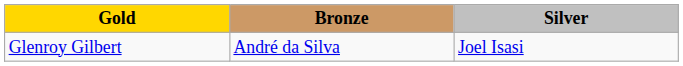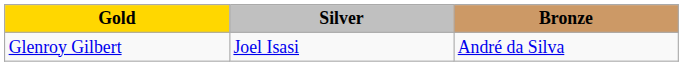columns swapped: (566, 18) <-> (342, 18)
